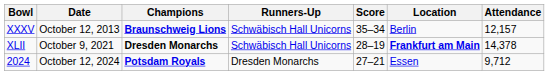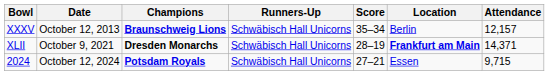(501, 45) 14,378 -> (501, 45) 14,371
(275, 62) Dresden Monarchs -> (291, 62) Schwäbisch Hall Unicorns
(498, 62) 9,712 -> (498, 62) 9,715
